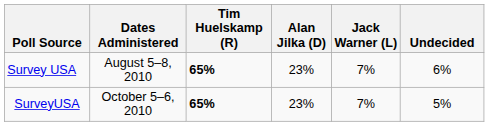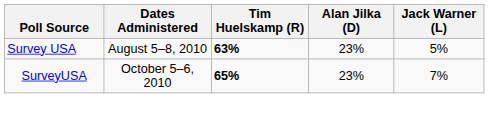- column: (442, 42)
(202, 70) 65% -> (227, 48) 63%
(366, 70) 7% -> (439, 48) 5%
